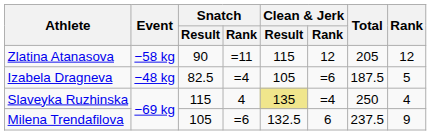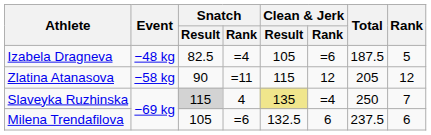rows swapped: (60, 78) <-> (61, 57)
(201, 99) no background -> (201, 99) lightgrey background
(407, 99) 4 -> (407, 99) 7
(407, 120) 9 -> (407, 120) 6
